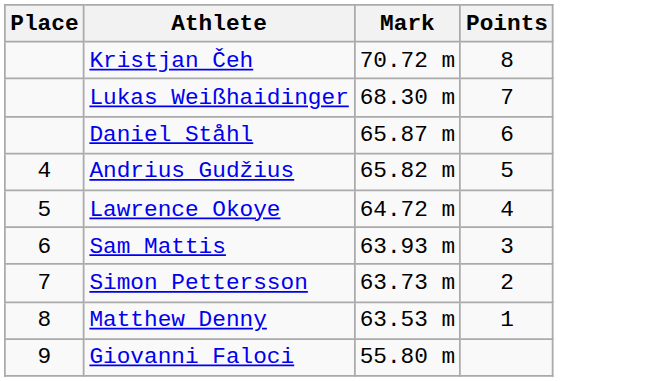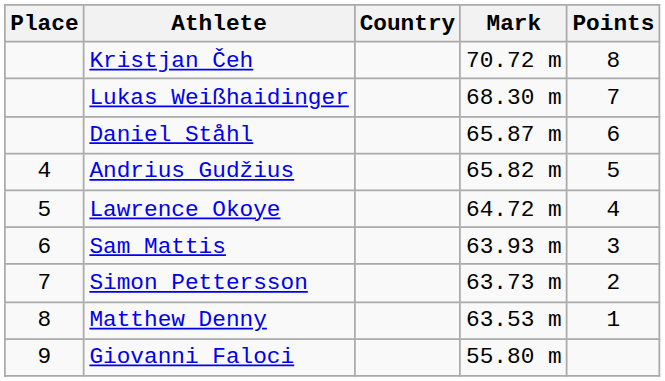+ column: (407, 23)
